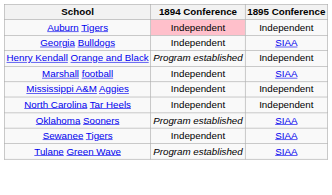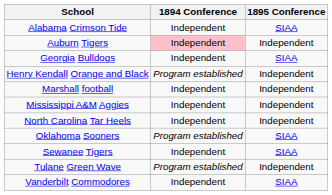+ row: (78, 27)
(286, 74) SIAA -> (286, 89) Independent
(286, 151) SIAA -> (286, 167) Independent
+ row: (78, 182)
